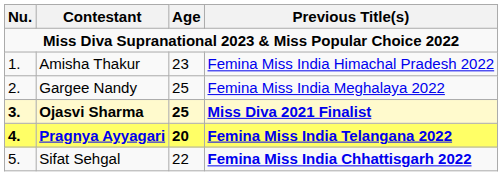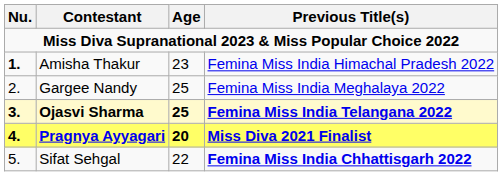(14, 64) normal -> (14, 64) bold
(289, 112) Miss Diva 2021 Finalist -> (330, 112) Femina Miss India Telangana 2022
(330, 136) Femina Miss India Telangana 2022 -> (289, 136) Miss Diva 2021 Finalist
